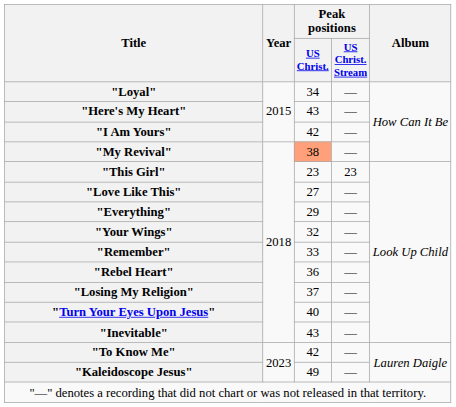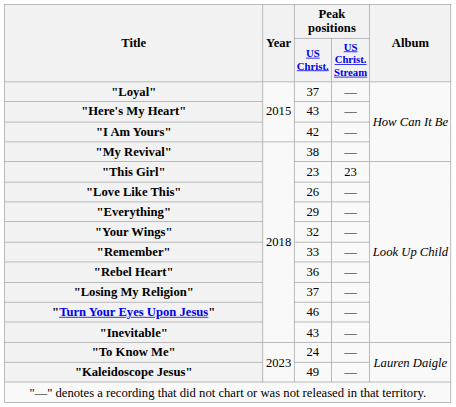(313, 91) 34 -> (313, 91) 37
(313, 151) lightsalmon background -> (313, 151) no background
(313, 192) 27 -> (313, 192) 26
(313, 312) 40 -> (313, 312) 46
(313, 352) 42 -> (313, 352) 24
